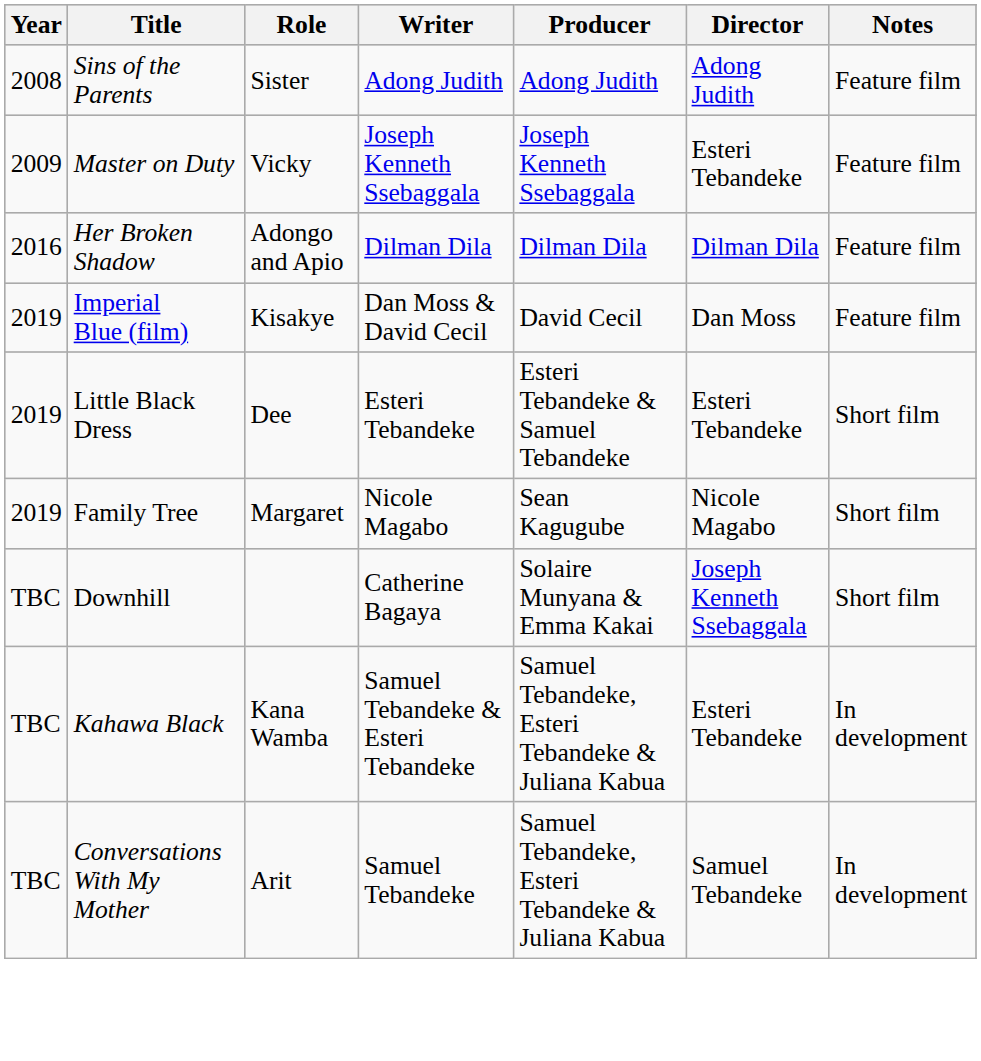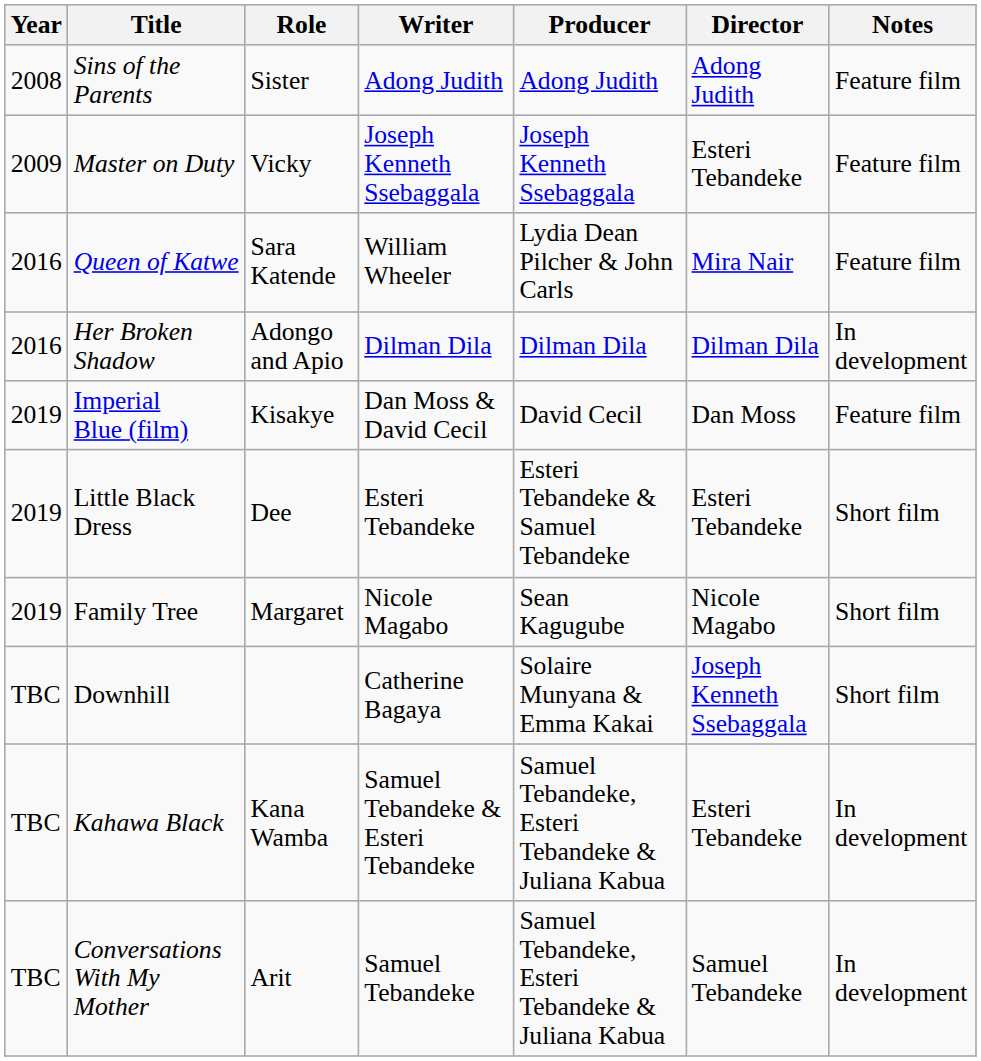+ row: (156, 261)
(898, 247) Feature film -> (901, 345) In development
